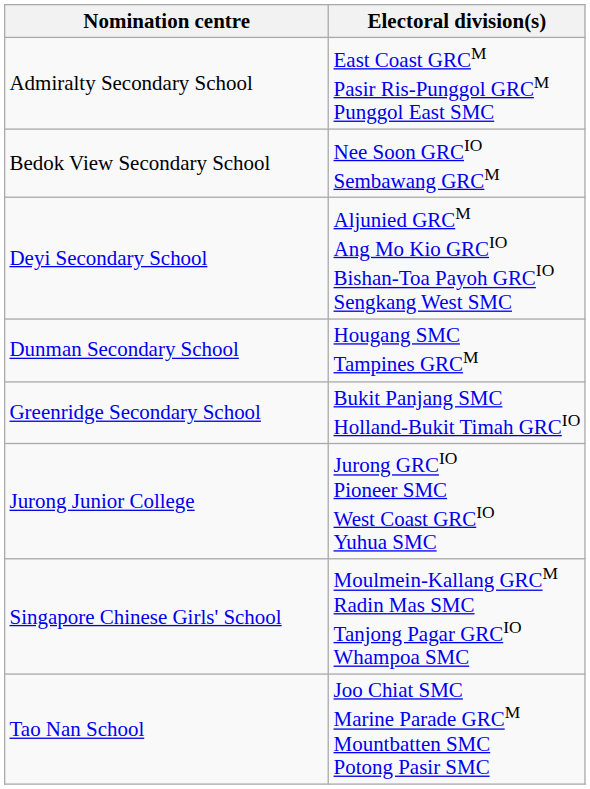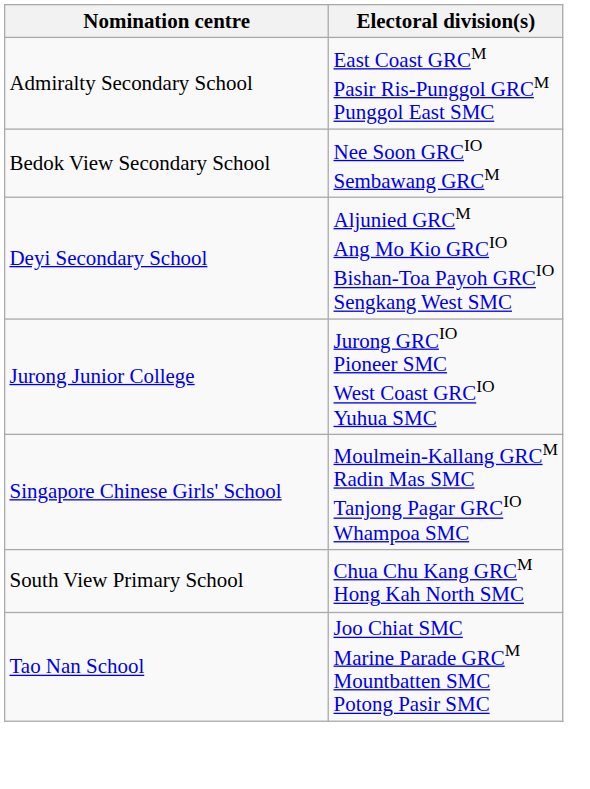- row: (124, 349)
- row: (135, 412)
+ row: (127, 580)
